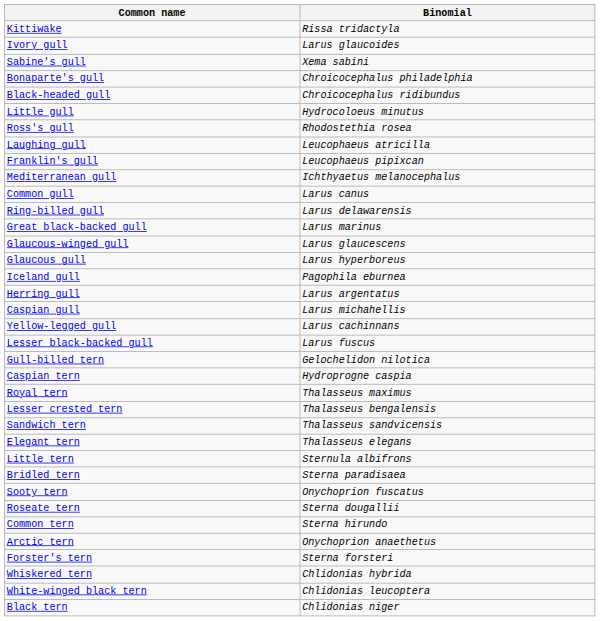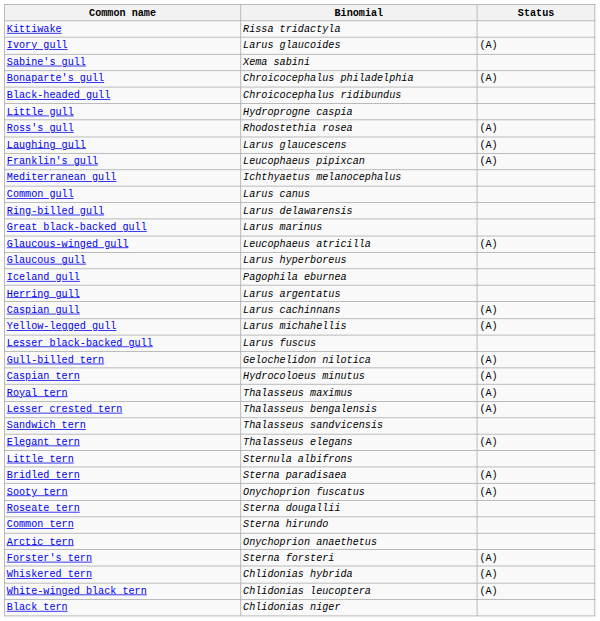+ column: (536, 13)
(363, 112) Hydrocoloeus minutus -> (298, 112) Hydroprogne caspia
(366, 145) Leucophaeus atricilla -> (295, 145) Larus glaucescens
(354, 244) Larus glaucescens -> (307, 244) Leucophaeus atricilla
(354, 310) Larus michahellis -> (292, 310) Larus cachinnans
(351, 327) Larus cachinnans -> (295, 327) Larus michahellis
(357, 376) Hydroprogne caspia -> (304, 376) Hydrocoloeus minutus
